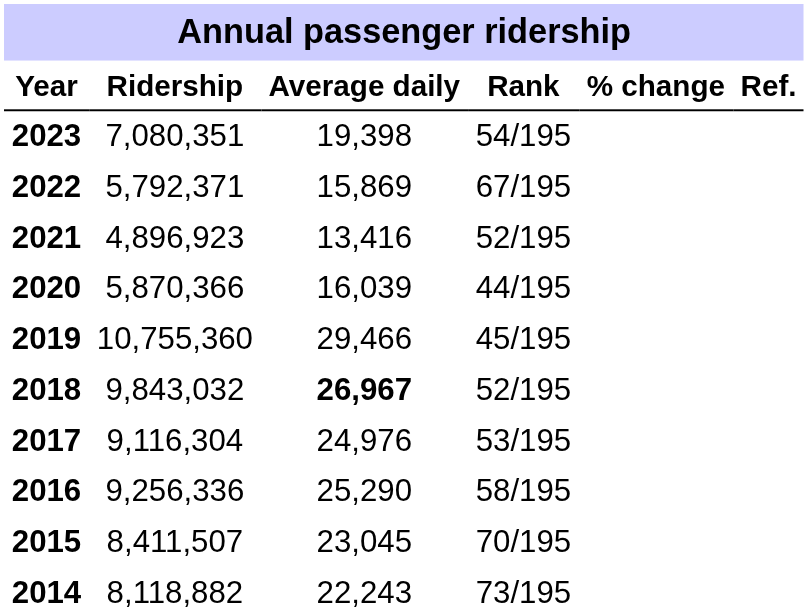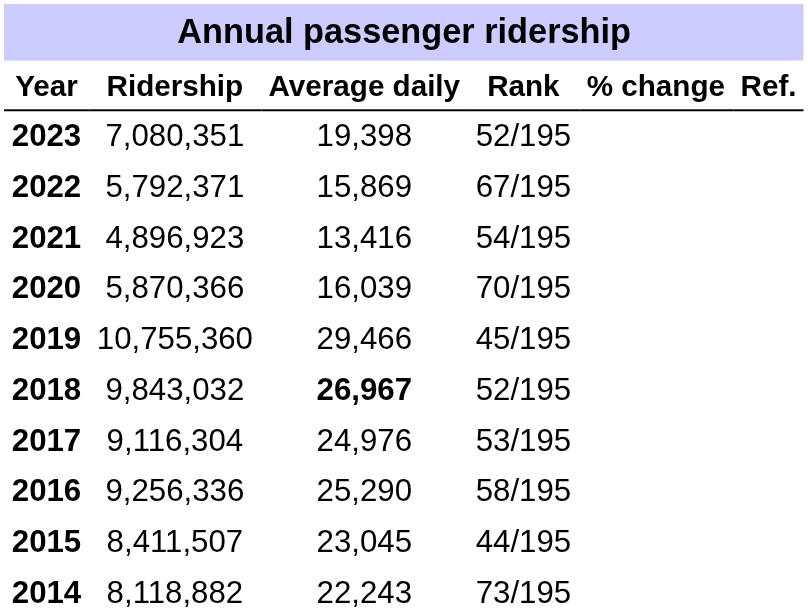(523, 136) 54/195 -> (523, 136) 52/195
(523, 237) 52/195 -> (523, 237) 54/195
(523, 288) 44/195 -> (523, 288) 70/195
(523, 541) 70/195 -> (523, 541) 44/195
